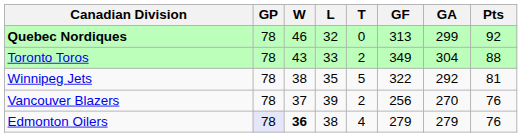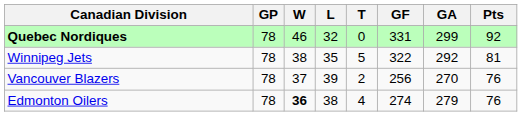(400, 36) 313 -> (400, 36) 331
- row: (48, 57)
(268, 121) lavender background -> (268, 100) no background
(400, 121) 279 -> (400, 100) 274
